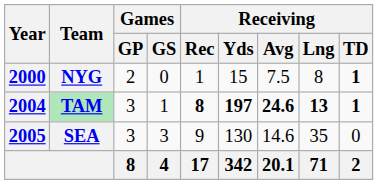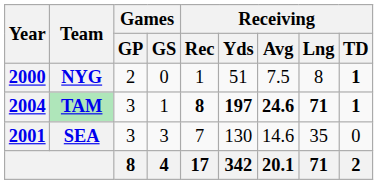(238, 77) 15 -> (238, 77) 51
(319, 106) 13 -> (319, 106) 71
(27, 135) 2005 -> (27, 135) 2001
(200, 135) 9 -> (200, 135) 7
